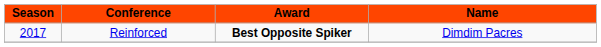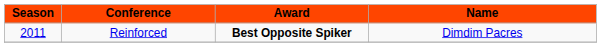(33, 32) 2017 -> (33, 32) 2011
